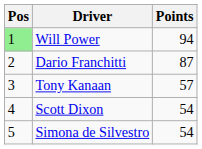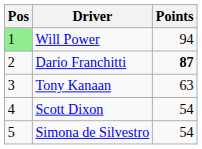(186, 62) normal -> (186, 62) bold
(186, 86) 57 -> (186, 86) 63
